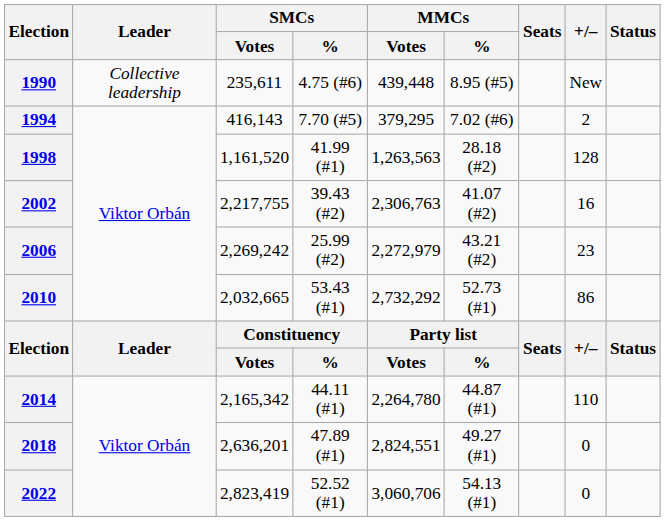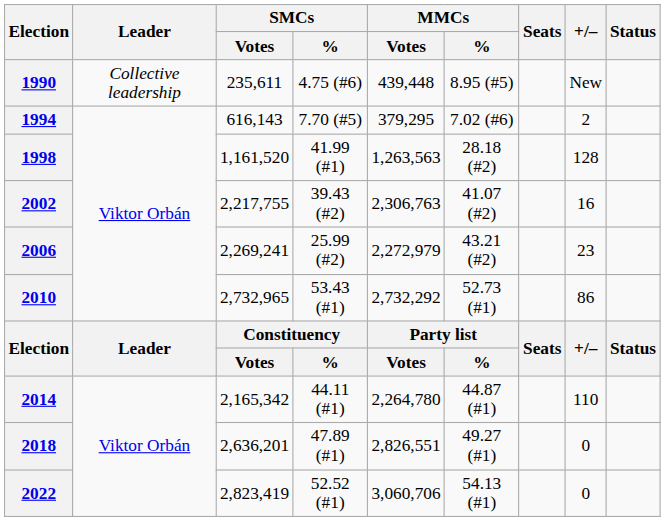(254, 119) 416,143 -> (254, 119) 616,143
(254, 250) 2,269,242 -> (254, 250) 2,269,241
(254, 297) 2,032,665 -> (254, 297) 2,732,965
(406, 446) 2,824,551 -> (406, 446) 2,826,551
